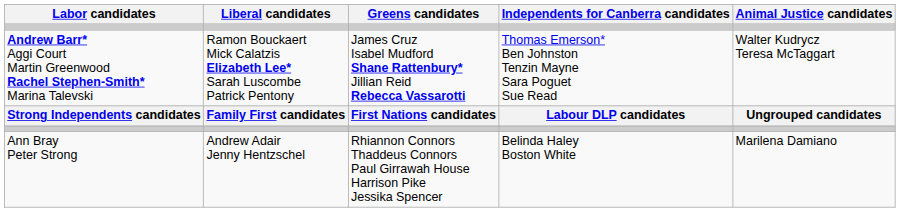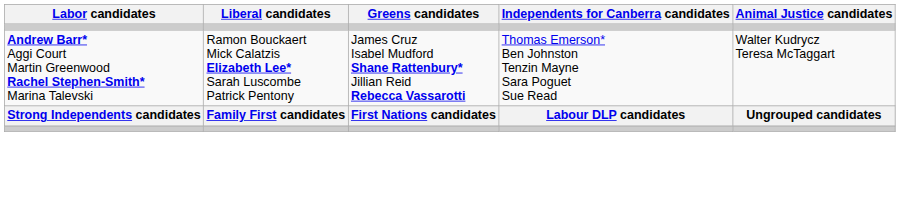- row: (42, 148)
